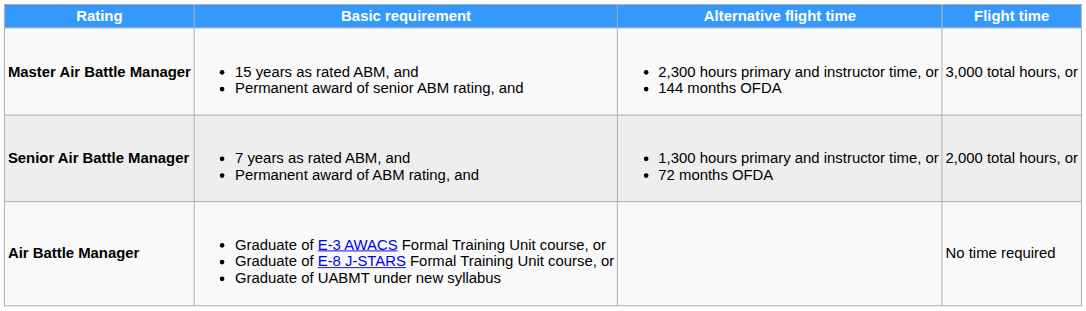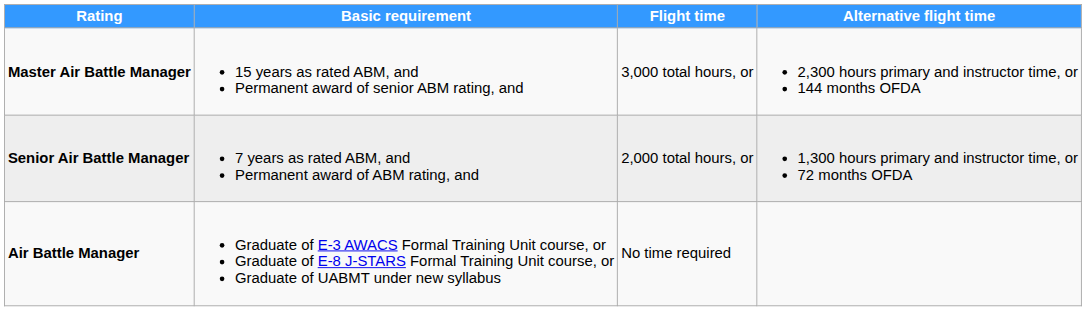columns swapped: (1012, 16) <-> (780, 16)
